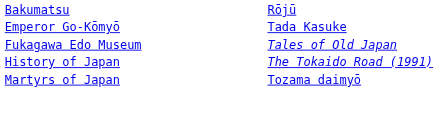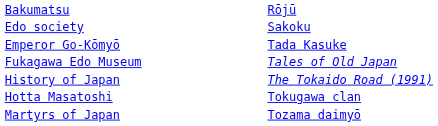+ row: (44, 27)
+ row: (59, 97)
